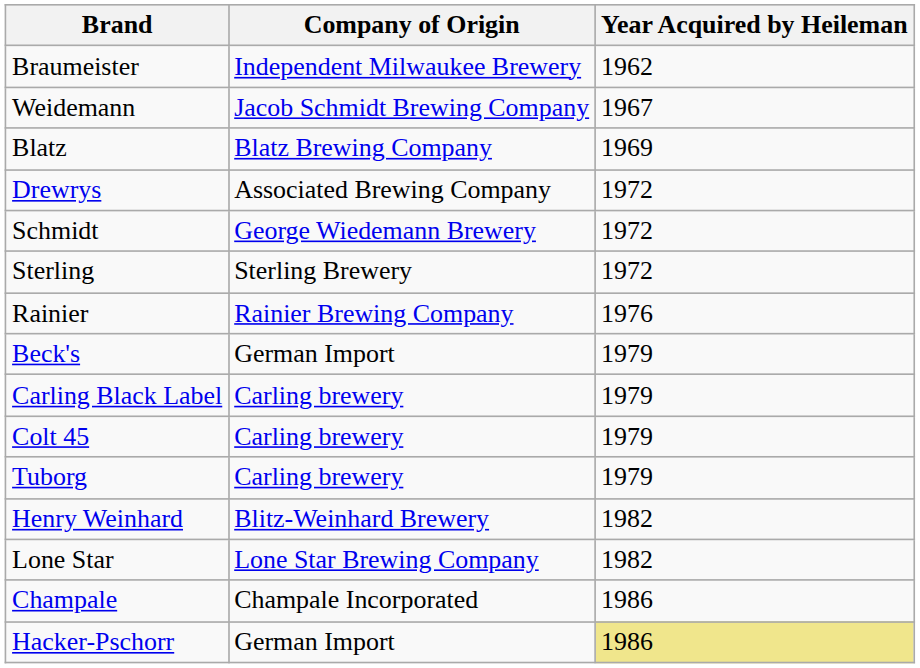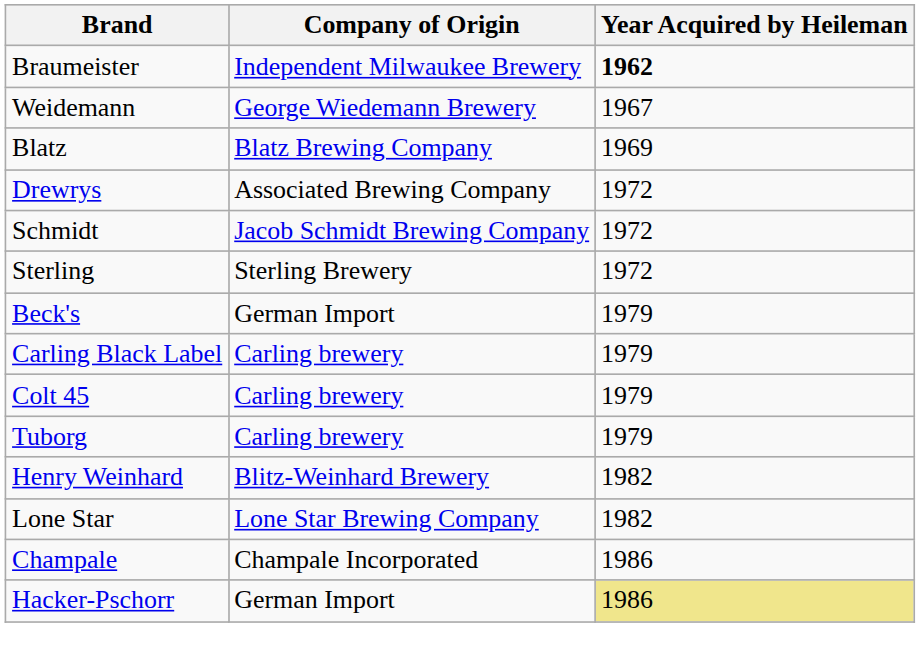(627, 66) normal -> (627, 66) bold
(412, 107) Jacob Schmidt Brewing Company -> (385, 107) George Wiedemann Brewery
(385, 230) George Wiedemann Brewery -> (412, 230) Jacob Schmidt Brewing Company
- row: (50, 312)
